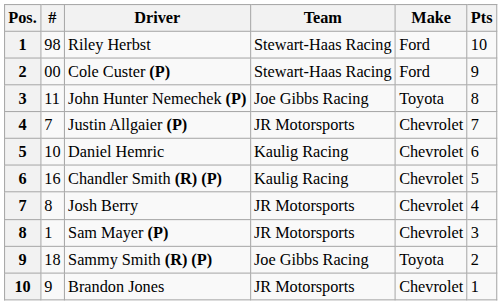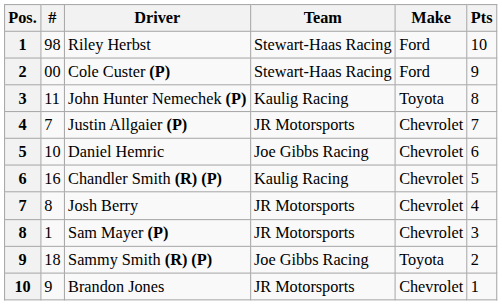(311, 98) Joe Gibbs Racing -> (301, 98) Kaulig Racing
(301, 152) Kaulig Racing -> (311, 152) Joe Gibbs Racing
